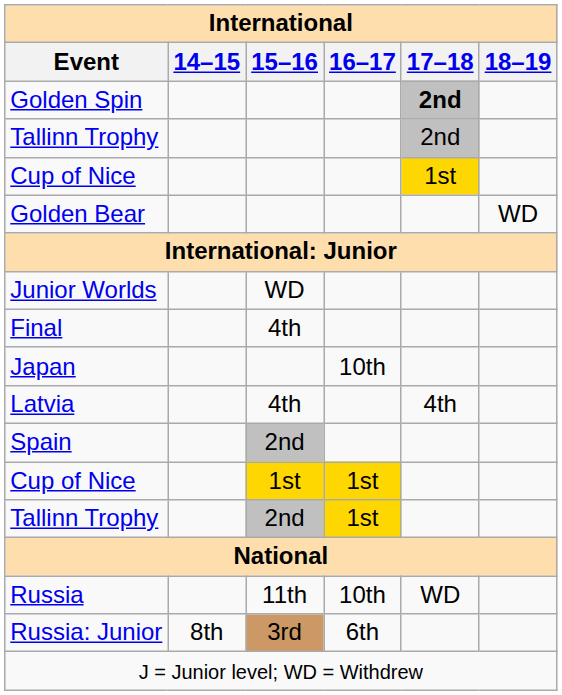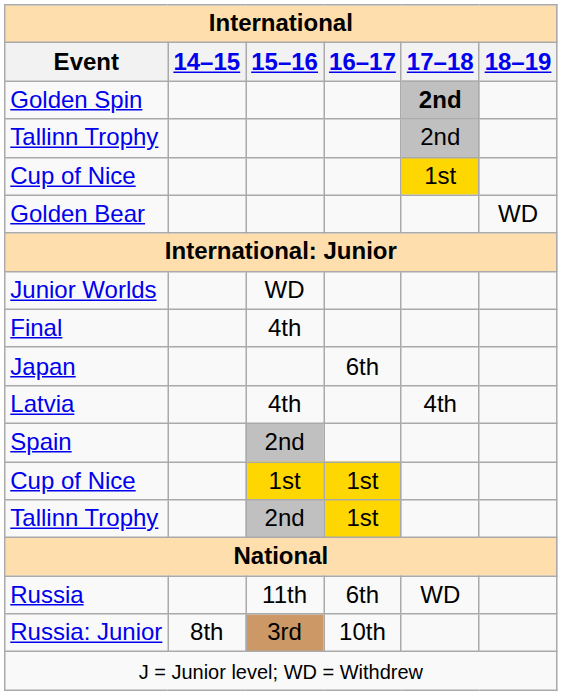(362, 366) 10th -> (362, 366) 6th
(362, 594) 10th -> (362, 594) 6th
(362, 632) 6th -> (362, 632) 10th
